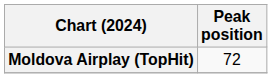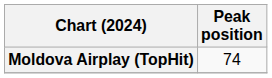(232, 60) 72 -> (232, 60) 74
